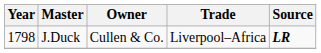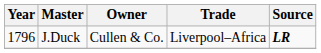(21, 37) 1798 -> (21, 37) 1796
